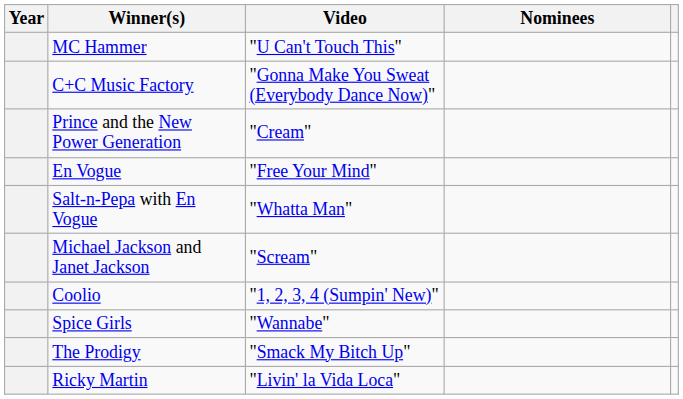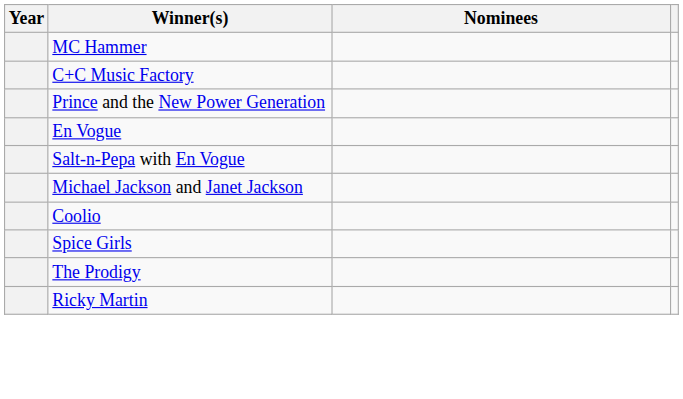- column: (345, 18)
